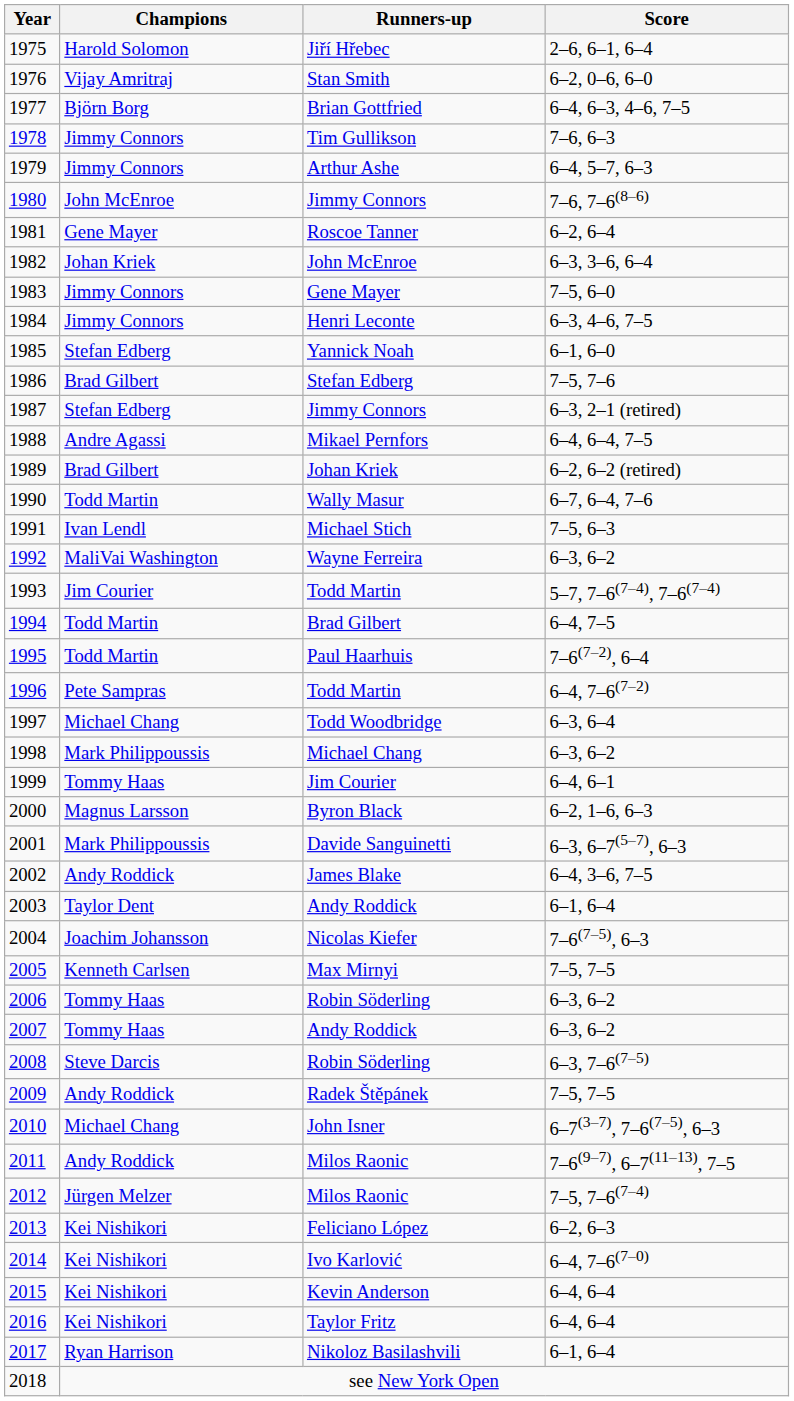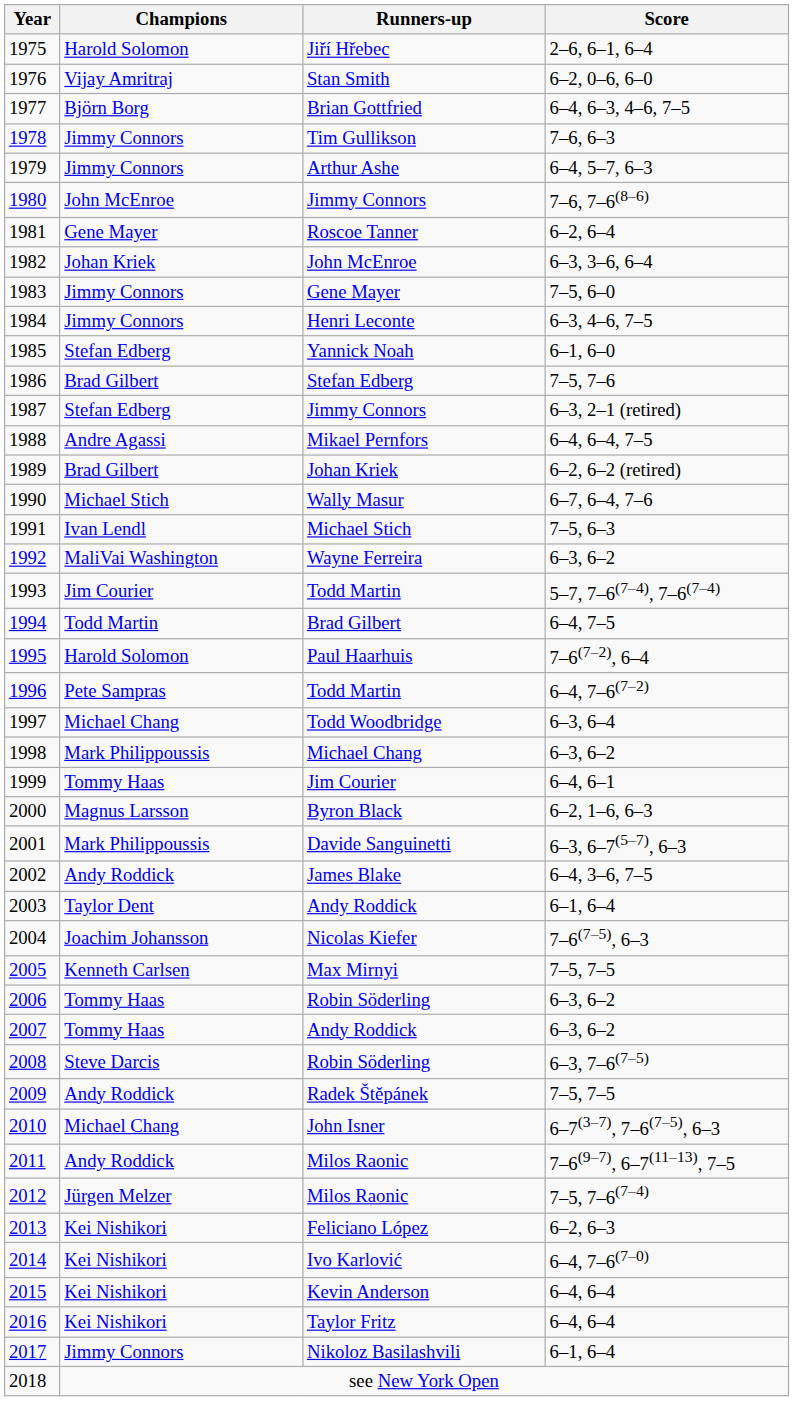(111, 499) Todd Martin -> (117, 499) Michael Stich
(111, 655) Todd Martin -> (126, 655) Harold Solomon
(119, 1351) Ryan Harrison -> (124, 1351) Jimmy Connors
